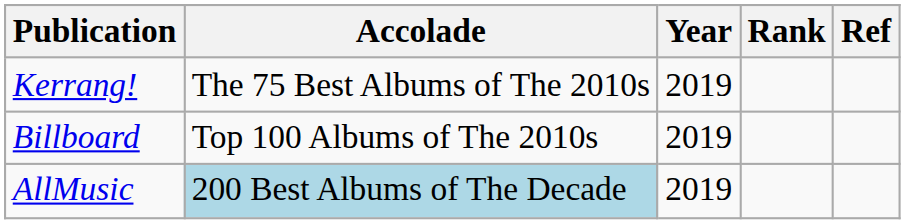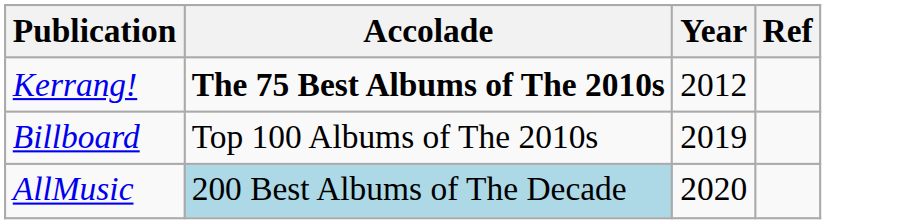- column: (787, 31)
(421, 84) normal -> (428, 84) bold
(699, 84) 2019 -> (714, 84) 2012
(699, 190) 2019 -> (714, 190) 2020
